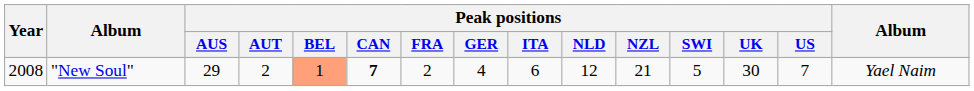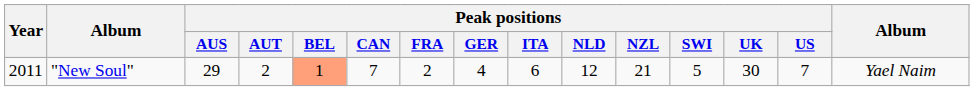(26, 71) 2008 -> (26, 71) 2011
(373, 71) bold -> (373, 71) normal
